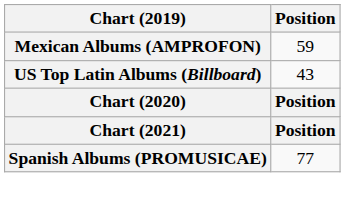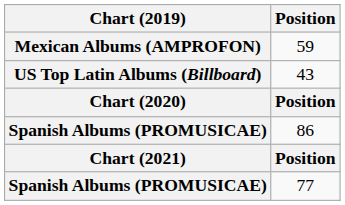+ row: (305, 130)
